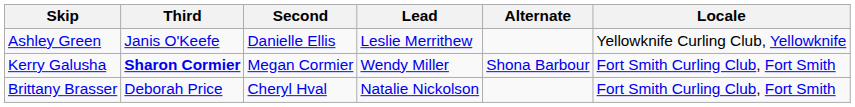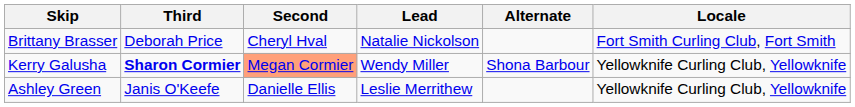rows swapped: (63, 89) <-> (55, 41)
(300, 65) no background -> (300, 65) lightsalmon background
(716, 65) Fort Smith Curling Club, Fort Smith -> (721, 65) Yellowknife Curling Club, Yellowknife
